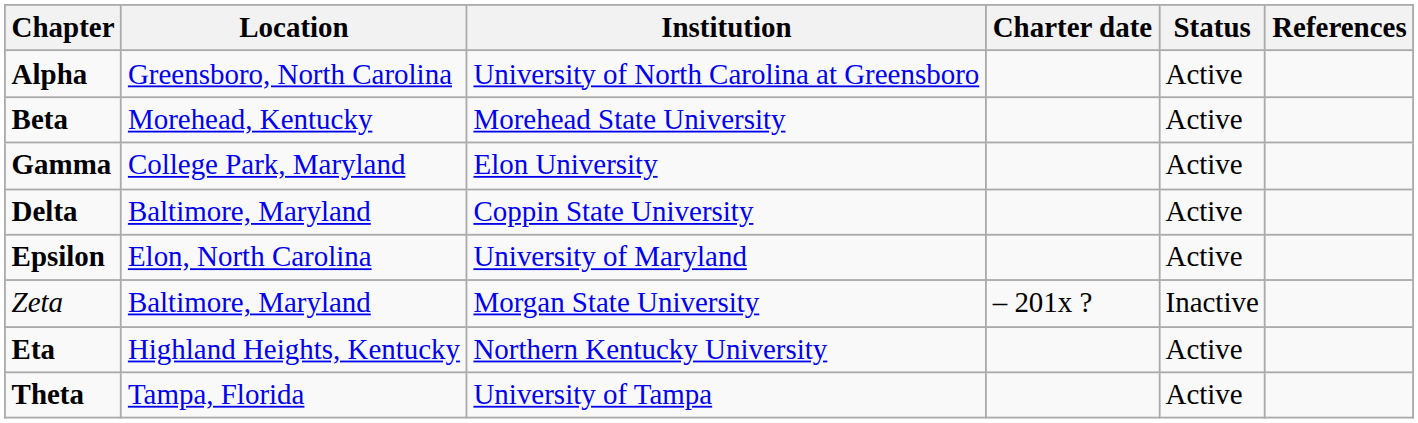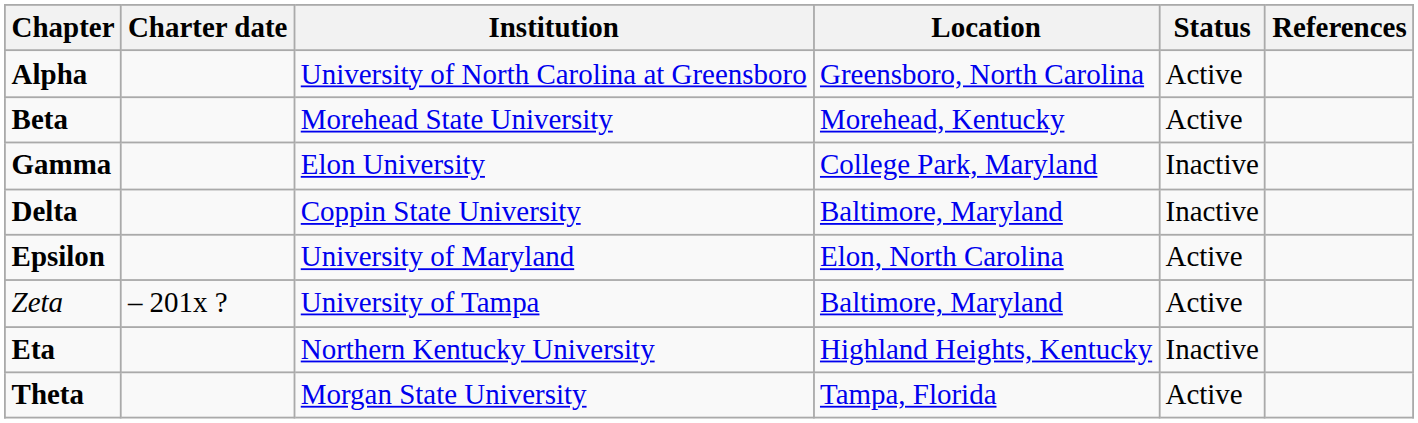columns swapped: (1072, 27) <-> (294, 27)
(1204, 165) Active -> (1212, 165) Inactive
(1204, 211) Active -> (1212, 211) Inactive
(616, 303) Morgan State University -> (420, 303) University of Tampa
(1212, 303) Inactive -> (1204, 303) Active
(1204, 348) Active -> (1212, 348) Inactive
(593, 394) University of Tampa -> (444, 394) Morgan State University
